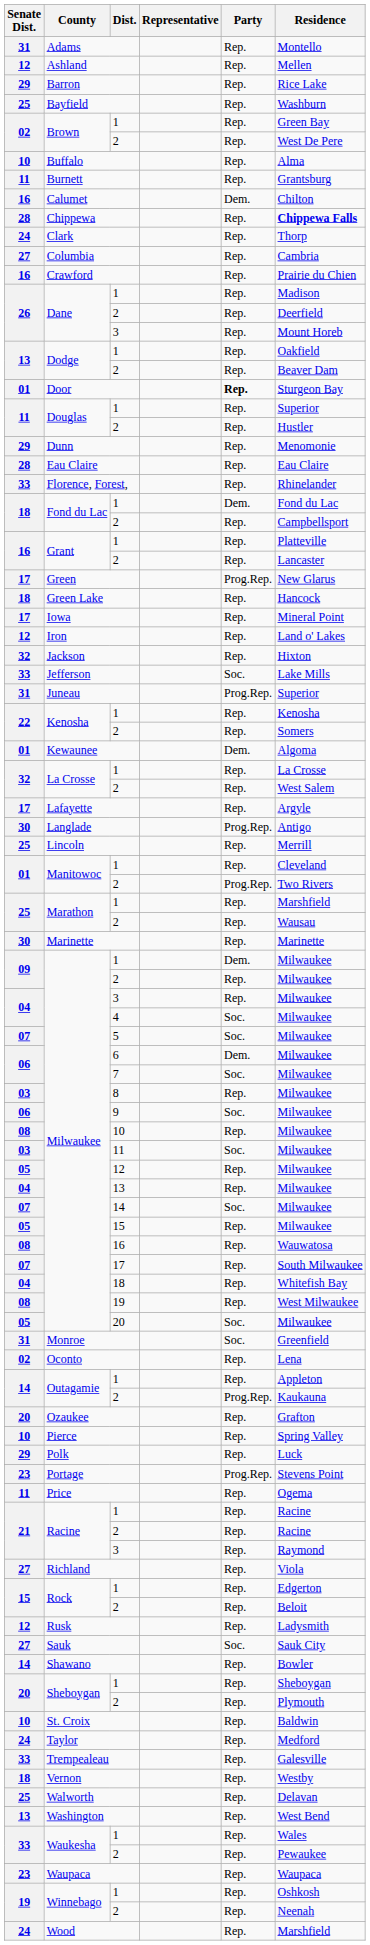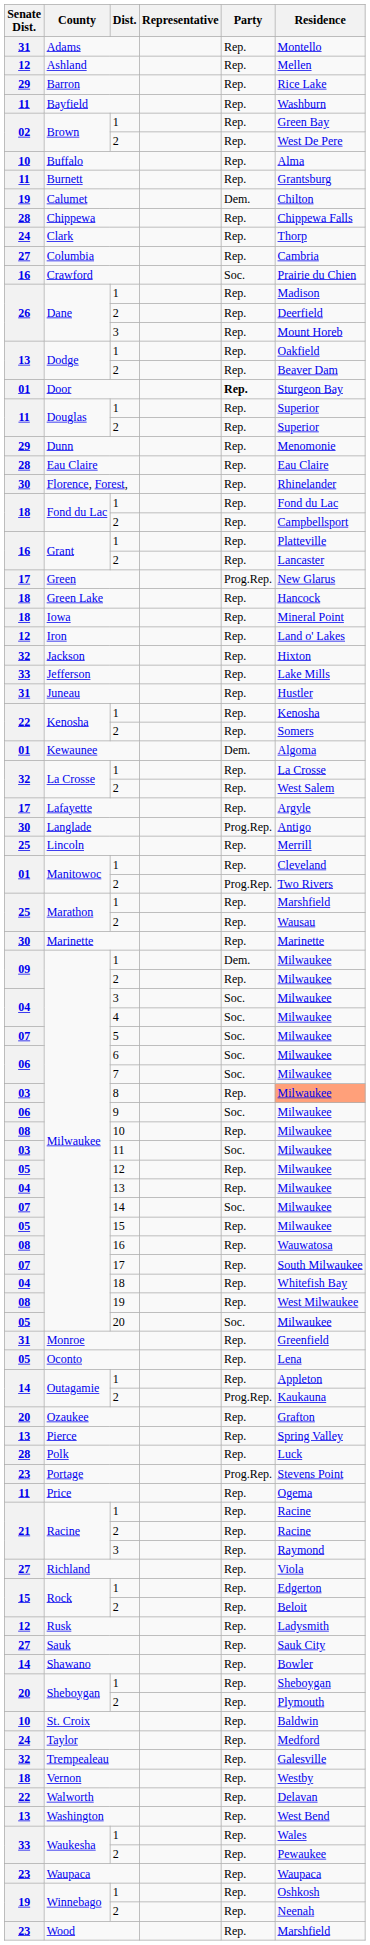(24, 103) 25 -> (24, 103) 11
(24, 198) 16 -> (24, 198) 19
(317, 217) bold -> (315, 217) normal
(235, 274) Rep. -> (235, 274) Soc.
(295, 427) Hustler -> (298, 427) Superior
(24, 484) 33 -> (24, 484) 30
(237, 503) Dem. -> (235, 503) Rep.
(24, 617) 17 -> (24, 617) 18
(235, 674) Soc. -> (235, 674) Rep.
(248, 693) Prog.Rep. -> (235, 693) Rep.
(298, 693) Superior -> (295, 693) Hustler
(235, 998) Rep. -> (235, 998) Soc.
(237, 1055) Dem. -> (235, 1055) Soc.
(305, 1093) no background -> (305, 1093) lightsalmon background
(235, 1340) Soc. -> (235, 1340) Rep.
(24, 1359) 02 -> (24, 1359) 05
(24, 1435) 10 -> (24, 1435) 13
(24, 1454) 29 -> (24, 1454) 28
(235, 1645) Soc. -> (235, 1645) Rep.
(24, 1759) 33 -> (24, 1759) 32
(24, 1797) 25 -> (24, 1797) 22
(24, 1930) 24 -> (24, 1930) 23
